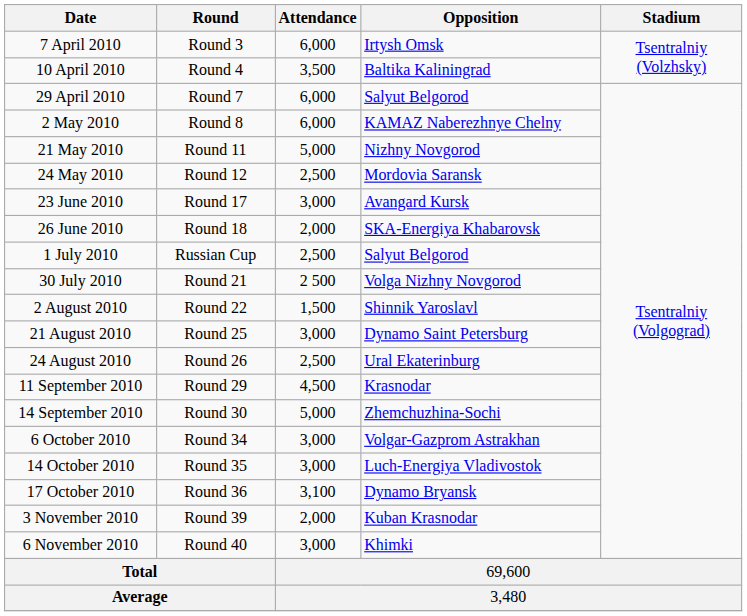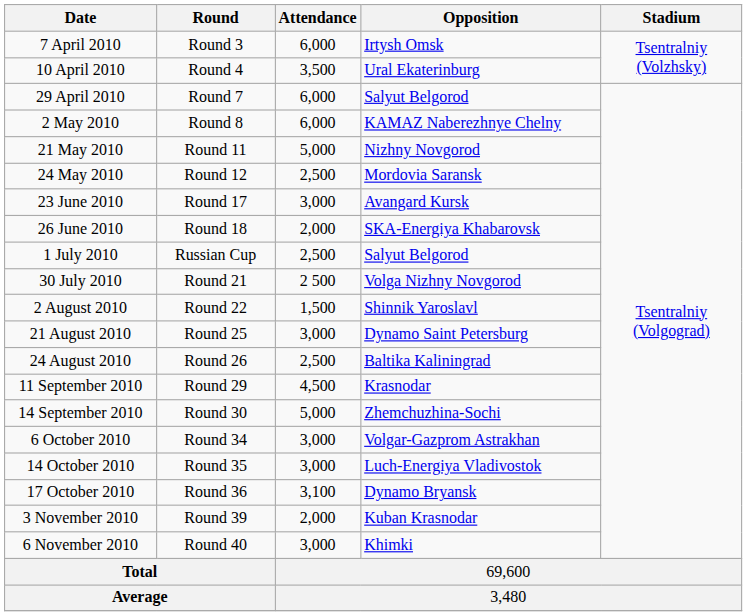(427, 70) Baltika Kaliningrad -> (422, 70) Ural Ekaterinburg
(422, 360) Ural Ekaterinburg -> (427, 360) Baltika Kaliningrad
